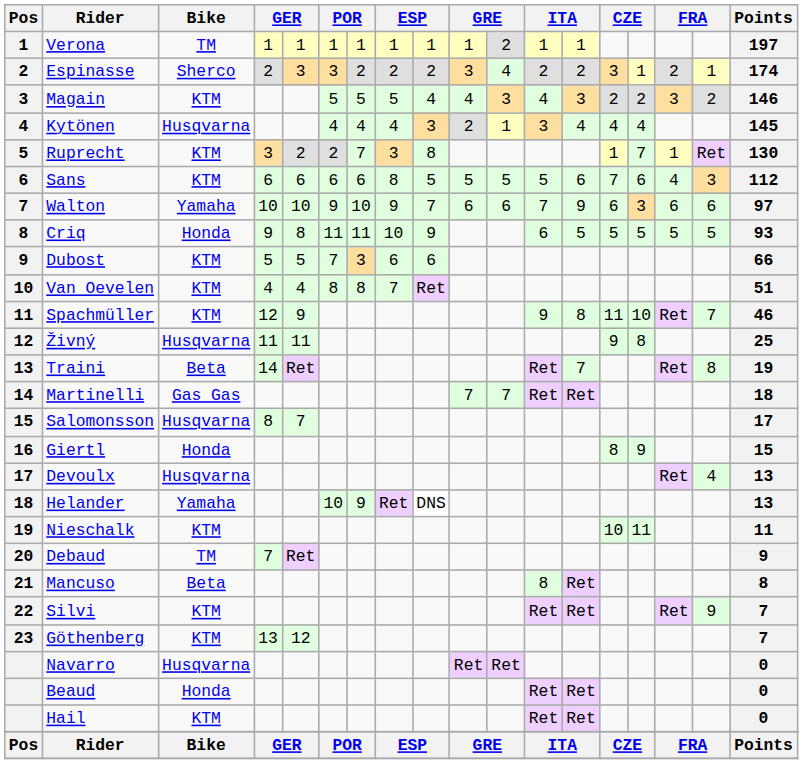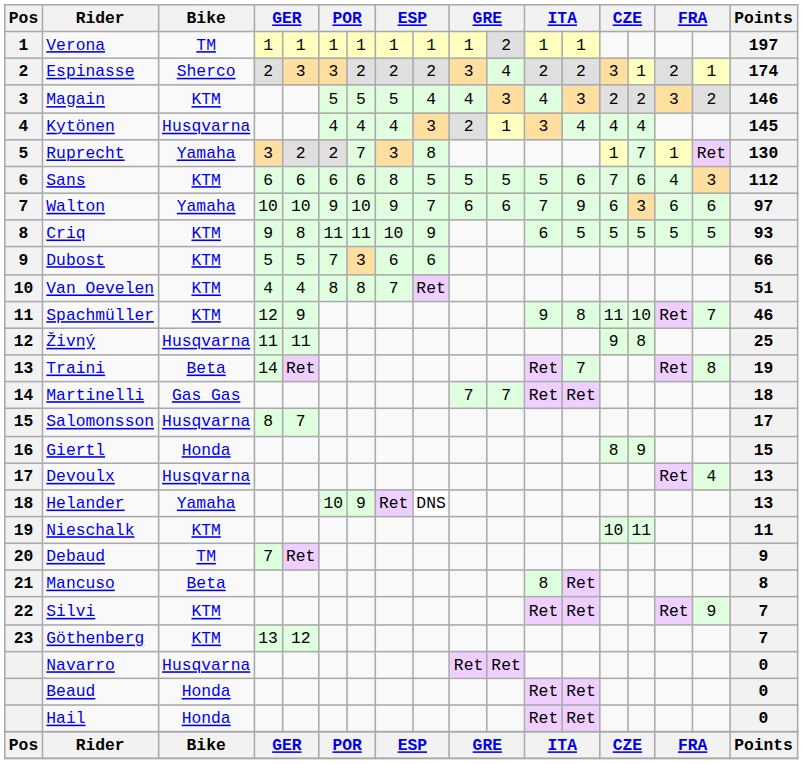(206, 153) KTM -> (206, 153) Yamaha
(206, 234) Honda -> (206, 234) KTM
(206, 719) KTM -> (206, 719) Honda
